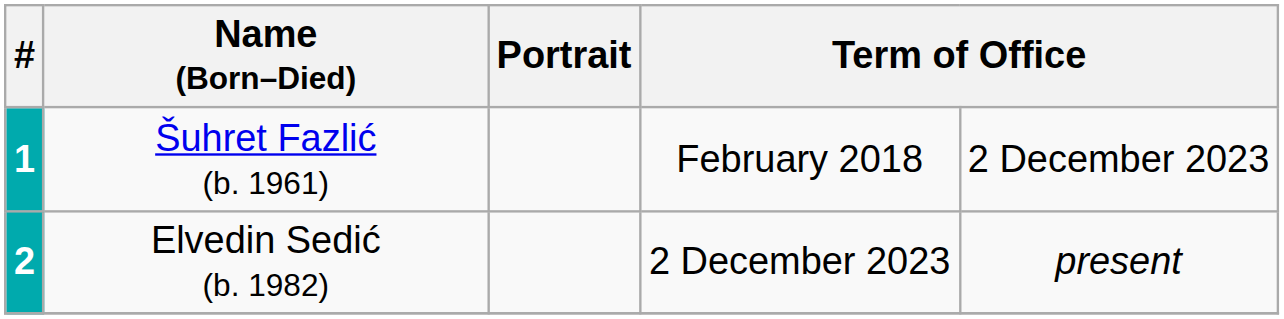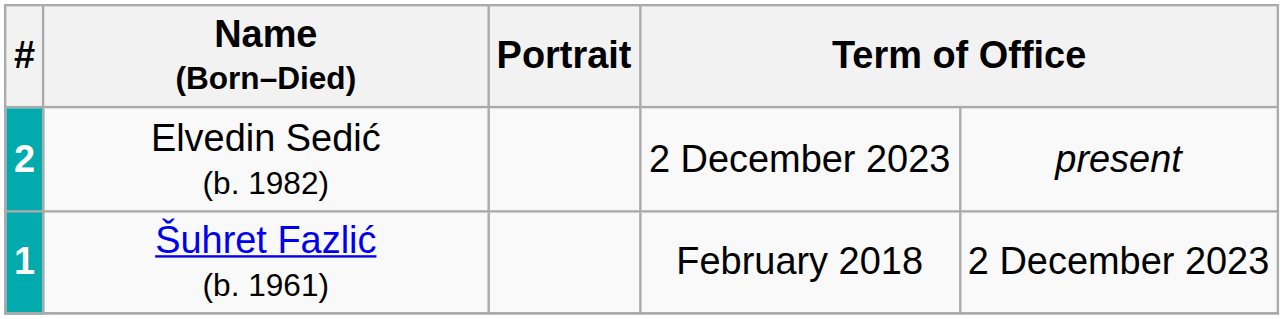rows swapped: (24, 158) <-> (24, 261)
